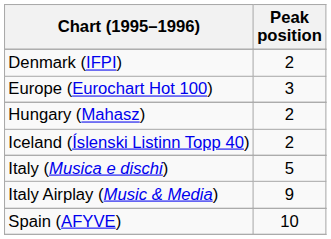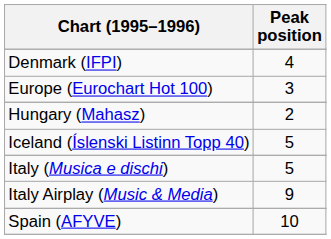(289, 62) 2 -> (289, 62) 4
(289, 141) 2 -> (289, 141) 5
